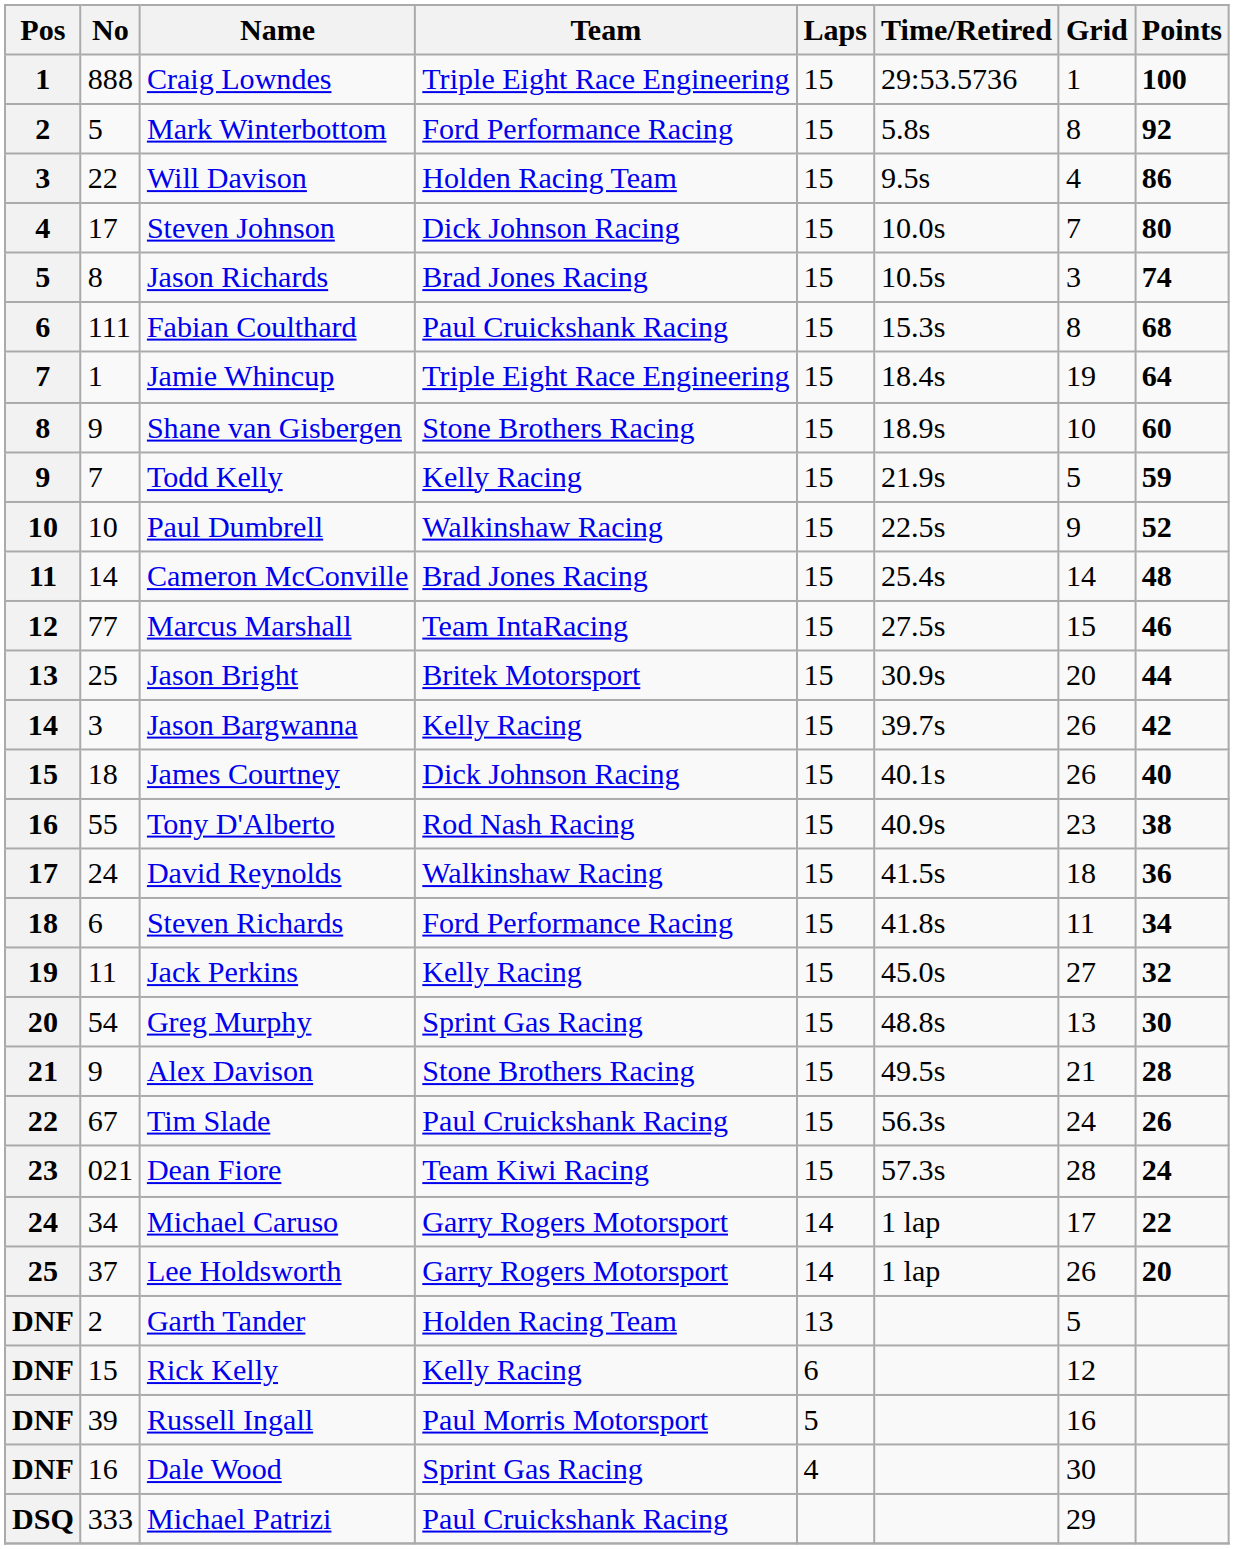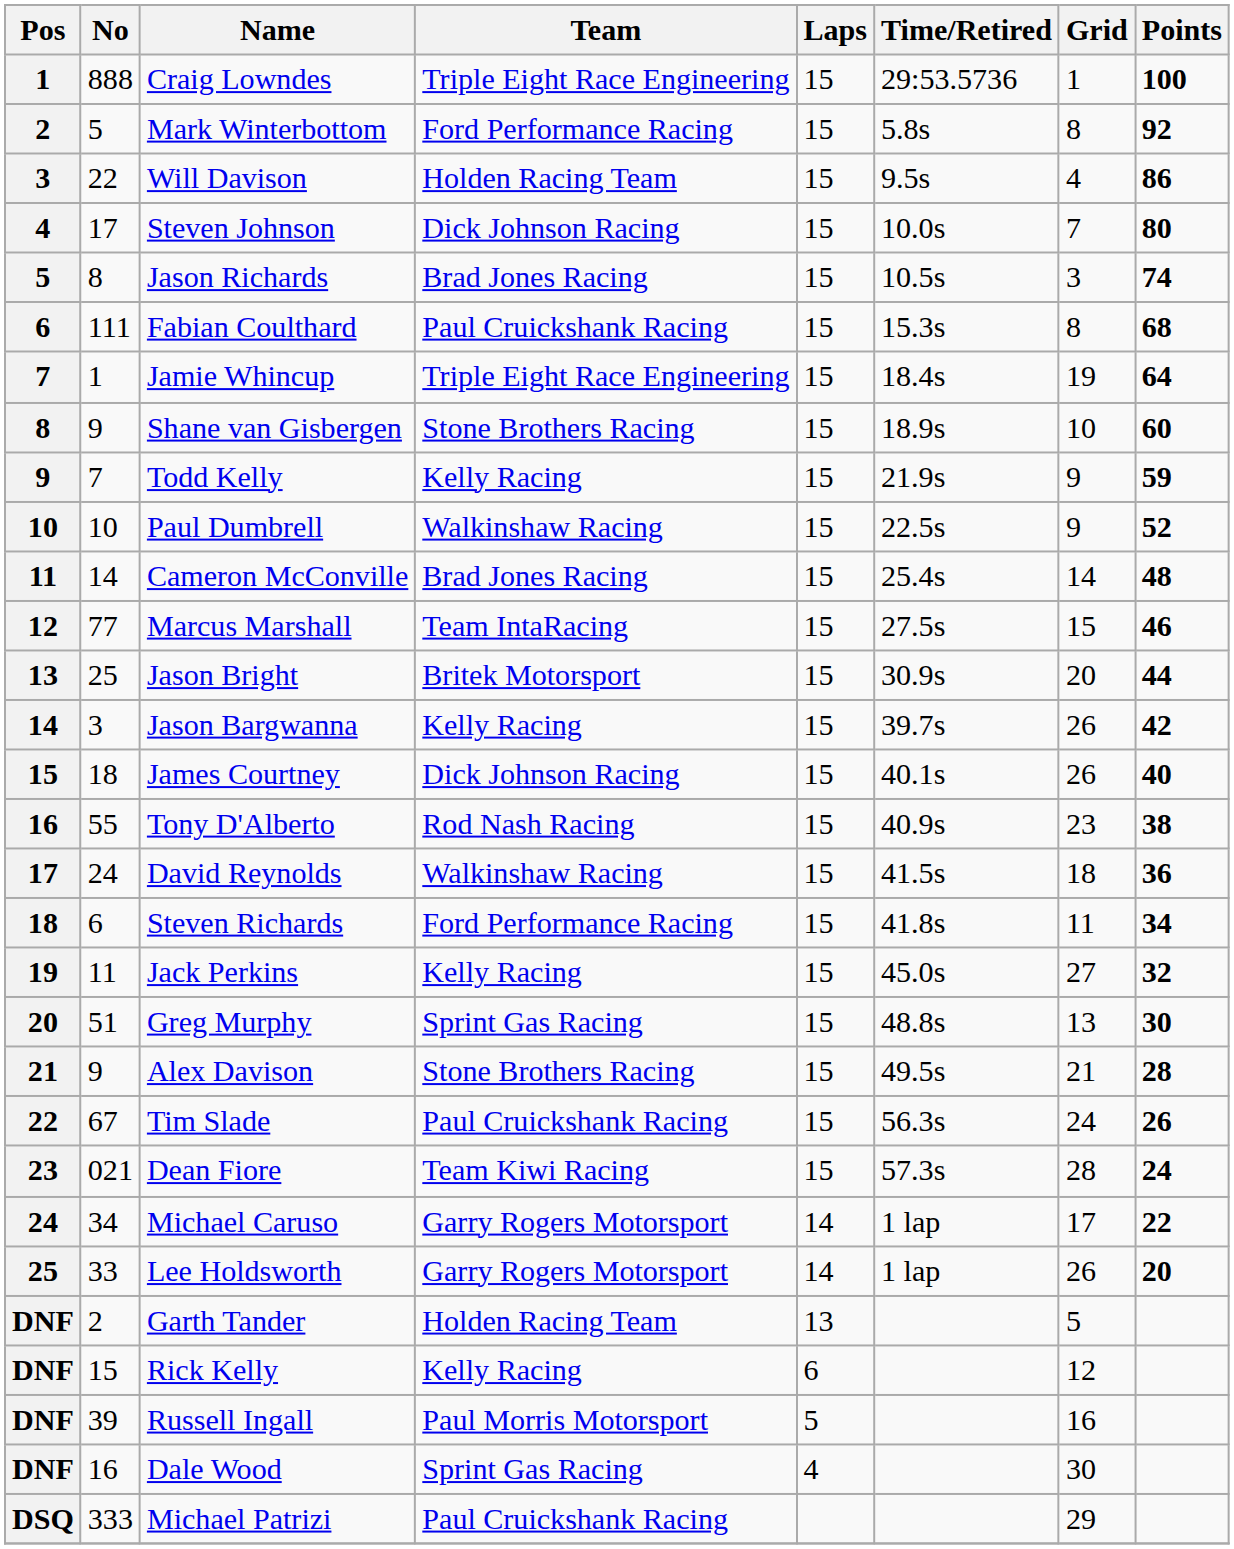(1073, 476) 5 -> (1073, 476) 9
(103, 1021) 54 -> (103, 1021) 51
(103, 1270) 37 -> (103, 1270) 33
